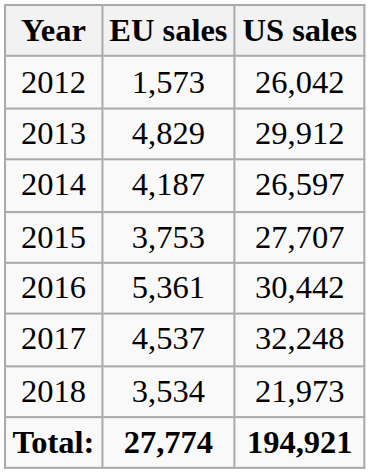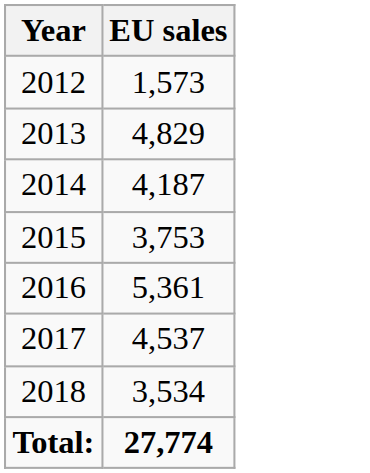- column: (300, 30)
